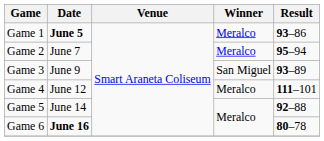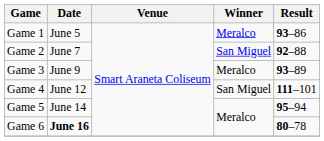(66, 32) bold -> (65, 32) normal
(236, 51) Meralco -> (244, 51) San Miguel
(291, 51) 95–94 -> (291, 51) 92–88
(244, 70) San Miguel -> (236, 70) Meralco
(236, 88) Meralco -> (244, 88) San Miguel
(291, 107) 92–88 -> (291, 107) 95–94
